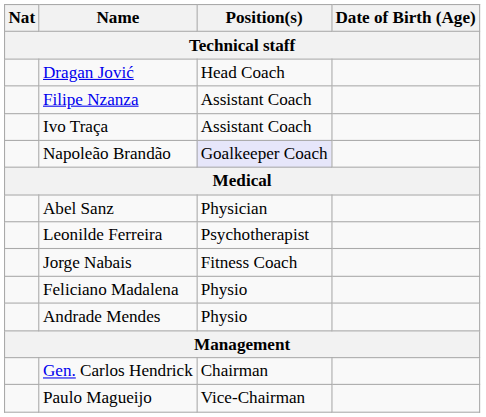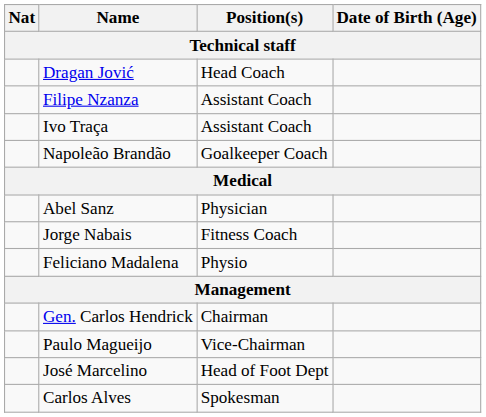(264, 153) lavender background -> (264, 153) no background
- row: (103, 235)
- row: (102, 316)
+ row: (95, 371)
+ row: (87, 398)
